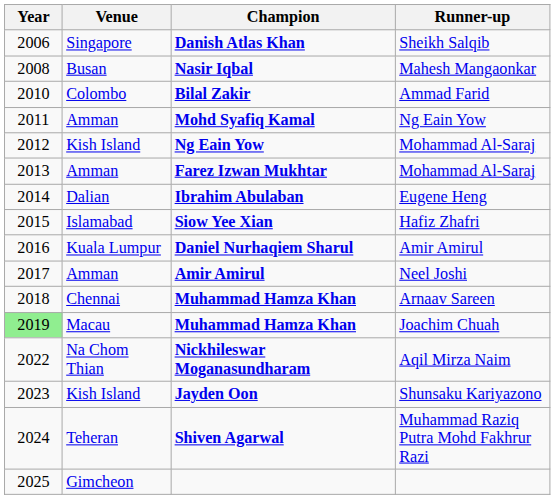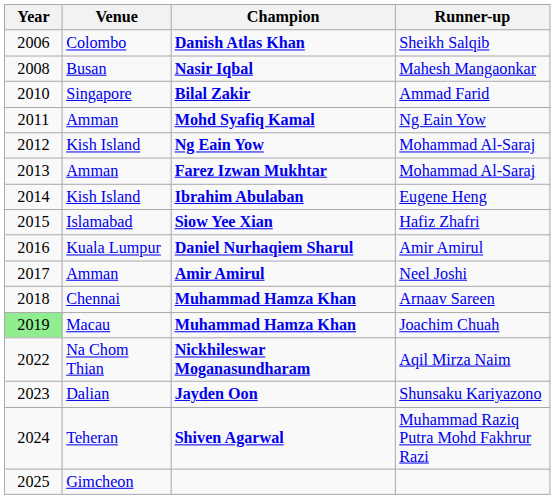(99, 42) Singapore -> (96, 42) Colombo
(96, 94) Colombo -> (99, 94) Singapore
(88, 196) Dalian -> (103, 196) Kish Island
(103, 394) Kish Island -> (88, 394) Dalian
